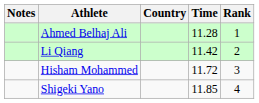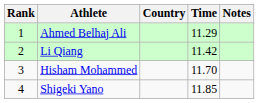columns swapped: (237, 13) <-> (21, 13)
(205, 32) 11.28 -> (204, 32) 11.29
(205, 70) 11.72 -> (204, 70) 11.70
